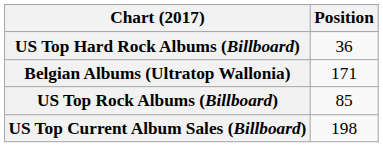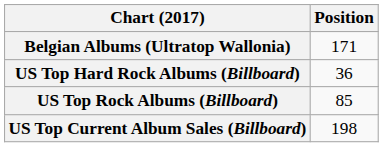rows swapped: (157, 73) <-> (157, 45)
